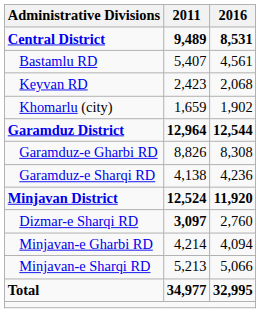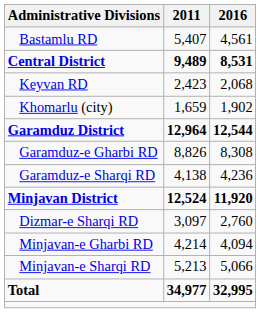rows swapped: (56, 38) <-> (58, 61)
(190, 221) bold -> (190, 221) normal
